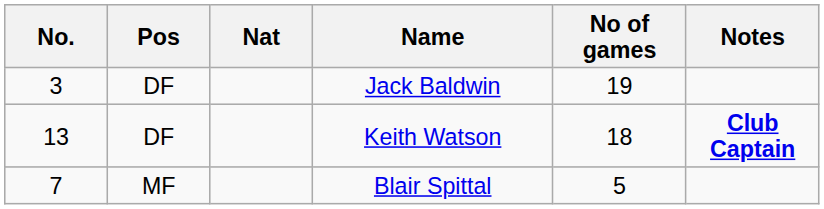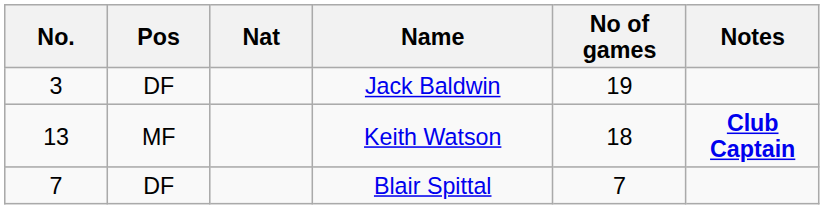(159, 136) DF -> (159, 136) MF
(159, 186) MF -> (159, 186) DF
(619, 186) 5 -> (619, 186) 7
